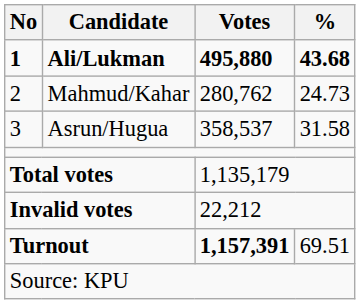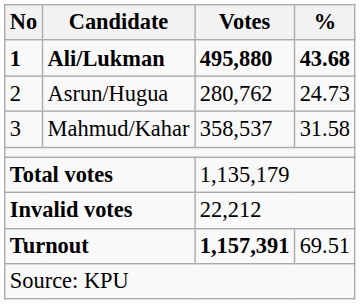(118, 93) Mahmud/Kahar -> (108, 93) Asrun/Hugua
(108, 128) Asrun/Hugua -> (118, 128) Mahmud/Kahar
